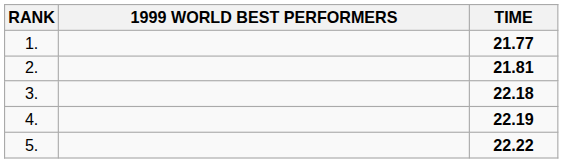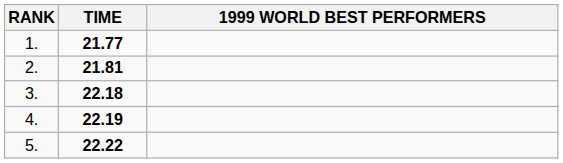columns swapped: (264, 18) <-> (514, 18)
